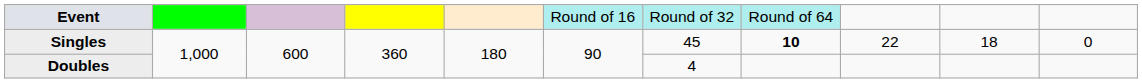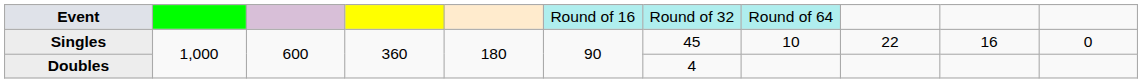(791, 42) bold -> (791, 42) normal
(989, 42) 18 -> (989, 42) 16
